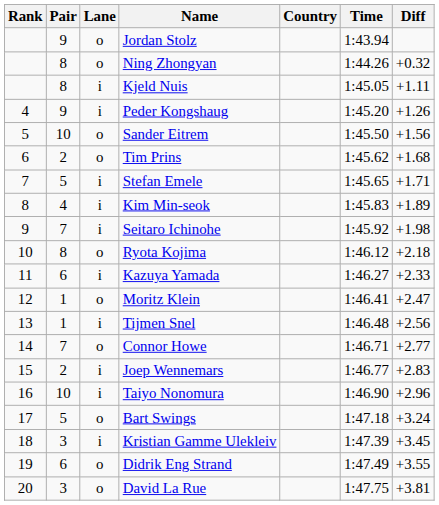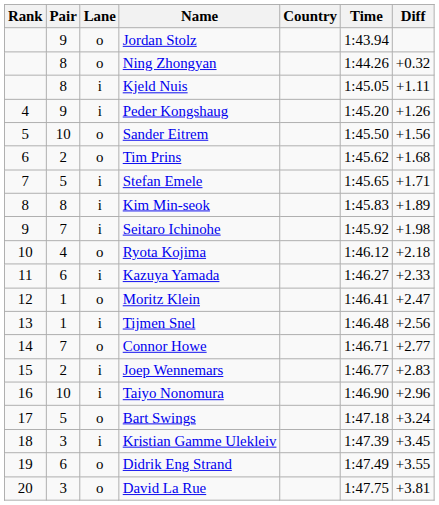(63, 205) 4 -> (63, 205) 8
(63, 252) 8 -> (63, 252) 4
